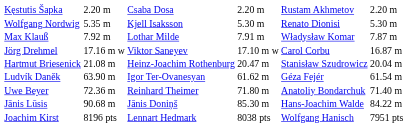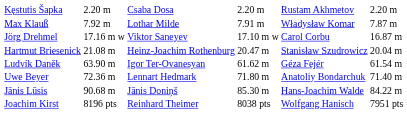- row: (42, 23)
(163, 91) Reinhard Theimer -> (162, 77) Lennart Hedmark
(162, 117) Lennart Hedmark -> (163, 104) Reinhard Theimer
